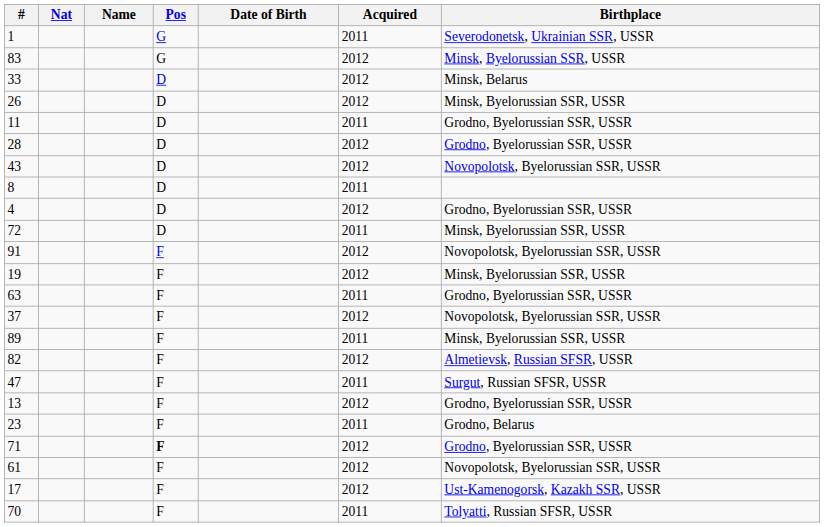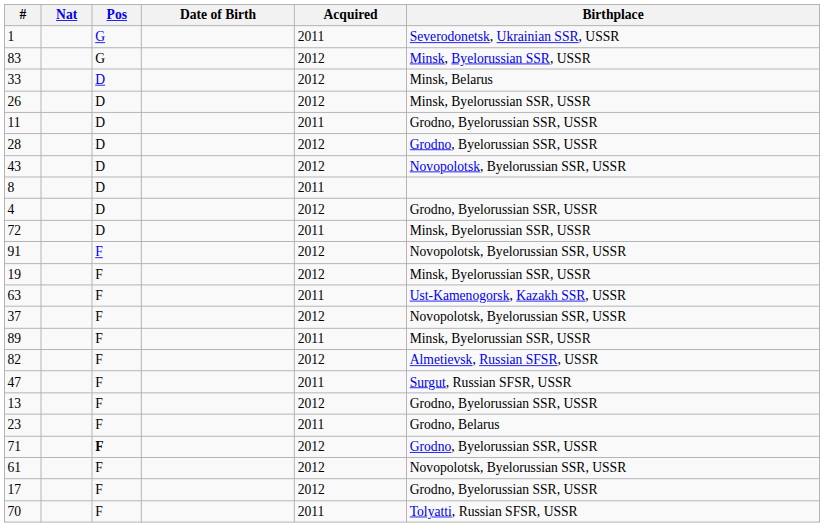- column: (119, 15)
(538, 295) Grodno, Byelorussian SSR, USSR -> (518, 295) Ust-Kamenogorsk, Kazakh SSR, USSR
(553, 489) Ust-Kamenogorsk, Kazakh SSR, USSR -> (504, 489) Grodno, Byelorussian SSR, USSR
